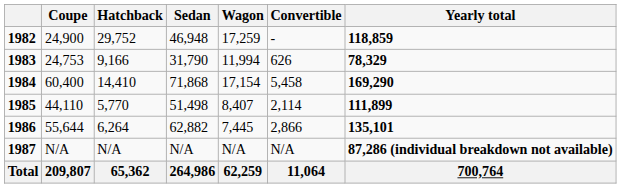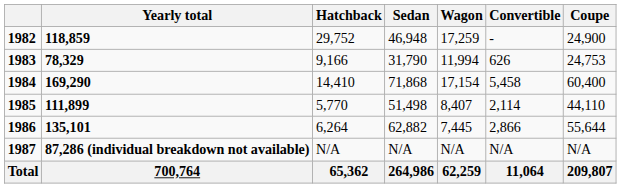columns swapped: (68, 15) <-> (480, 15)
